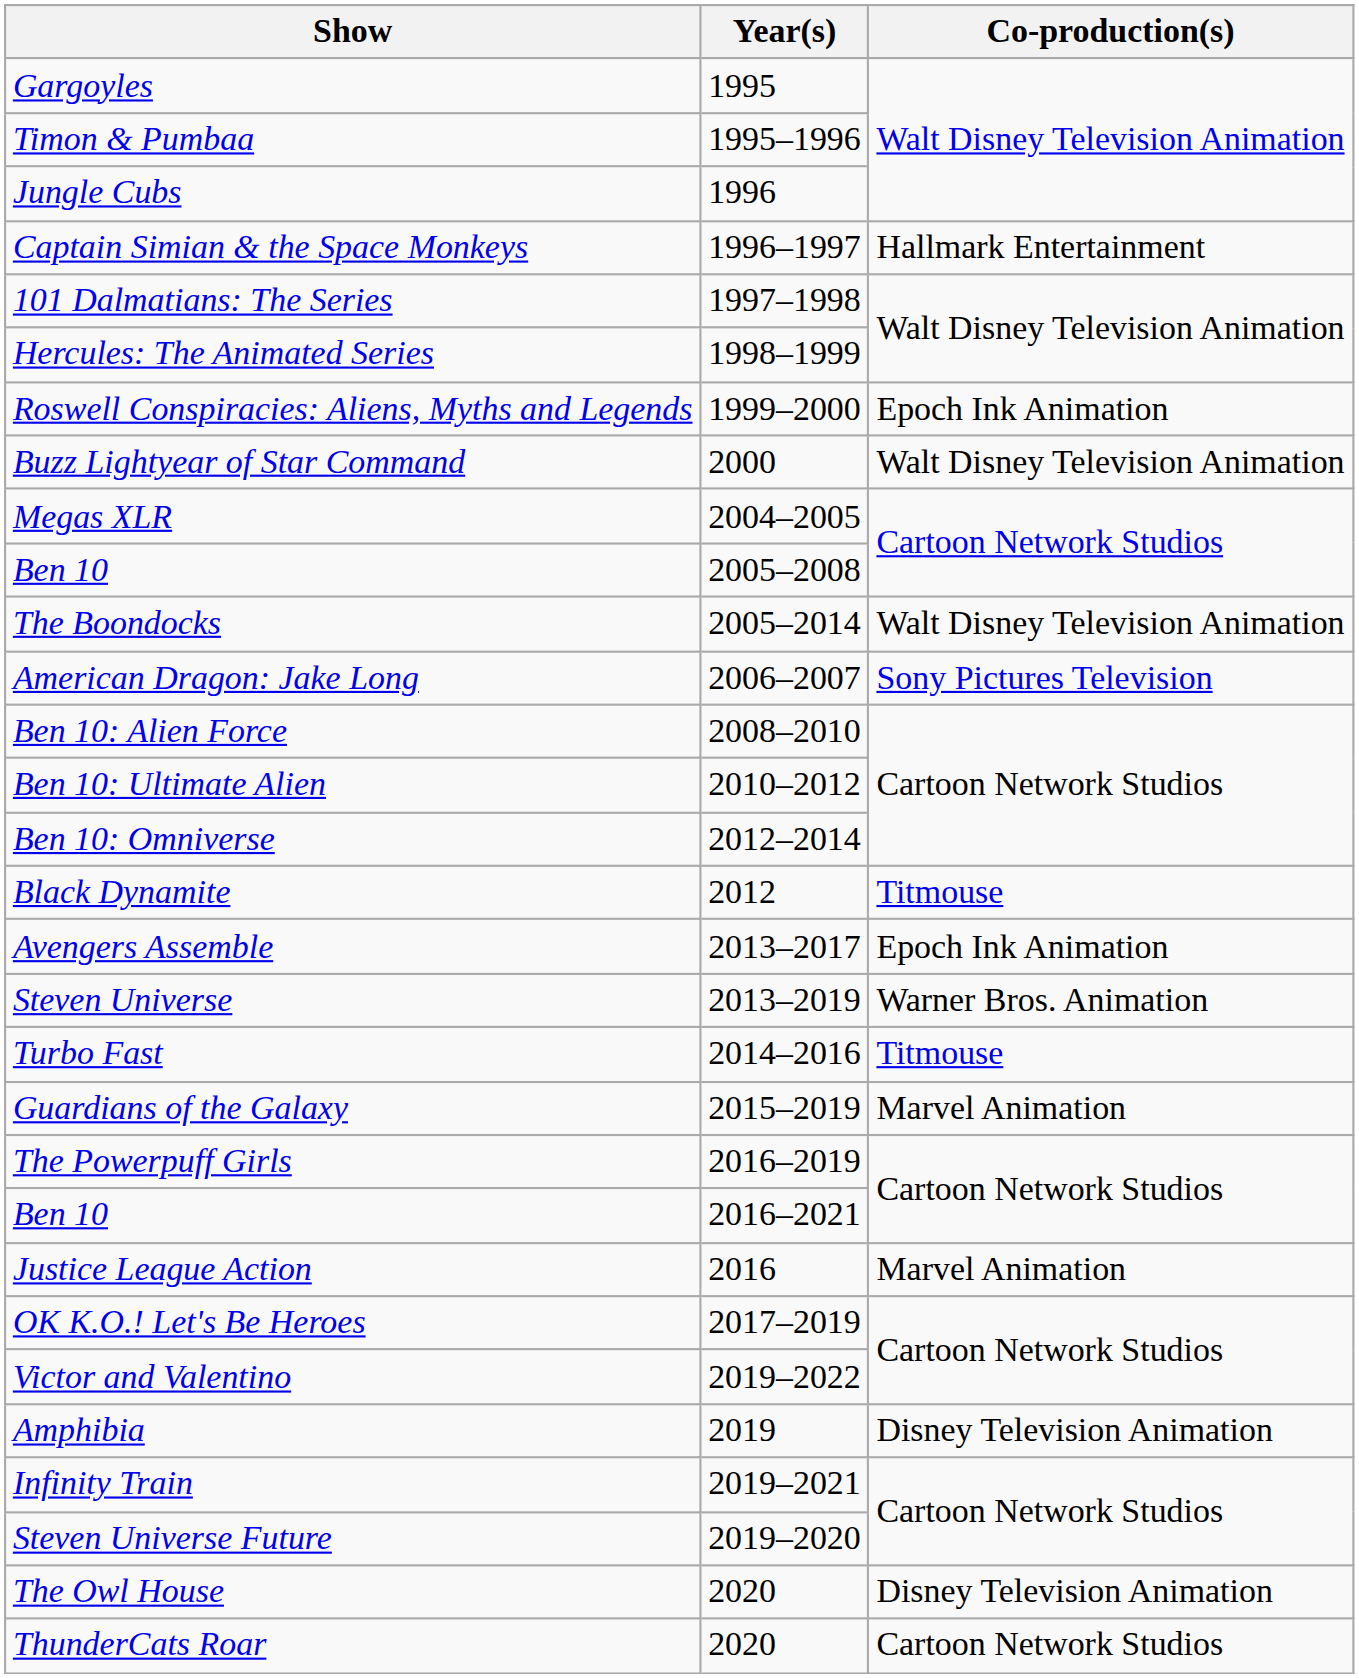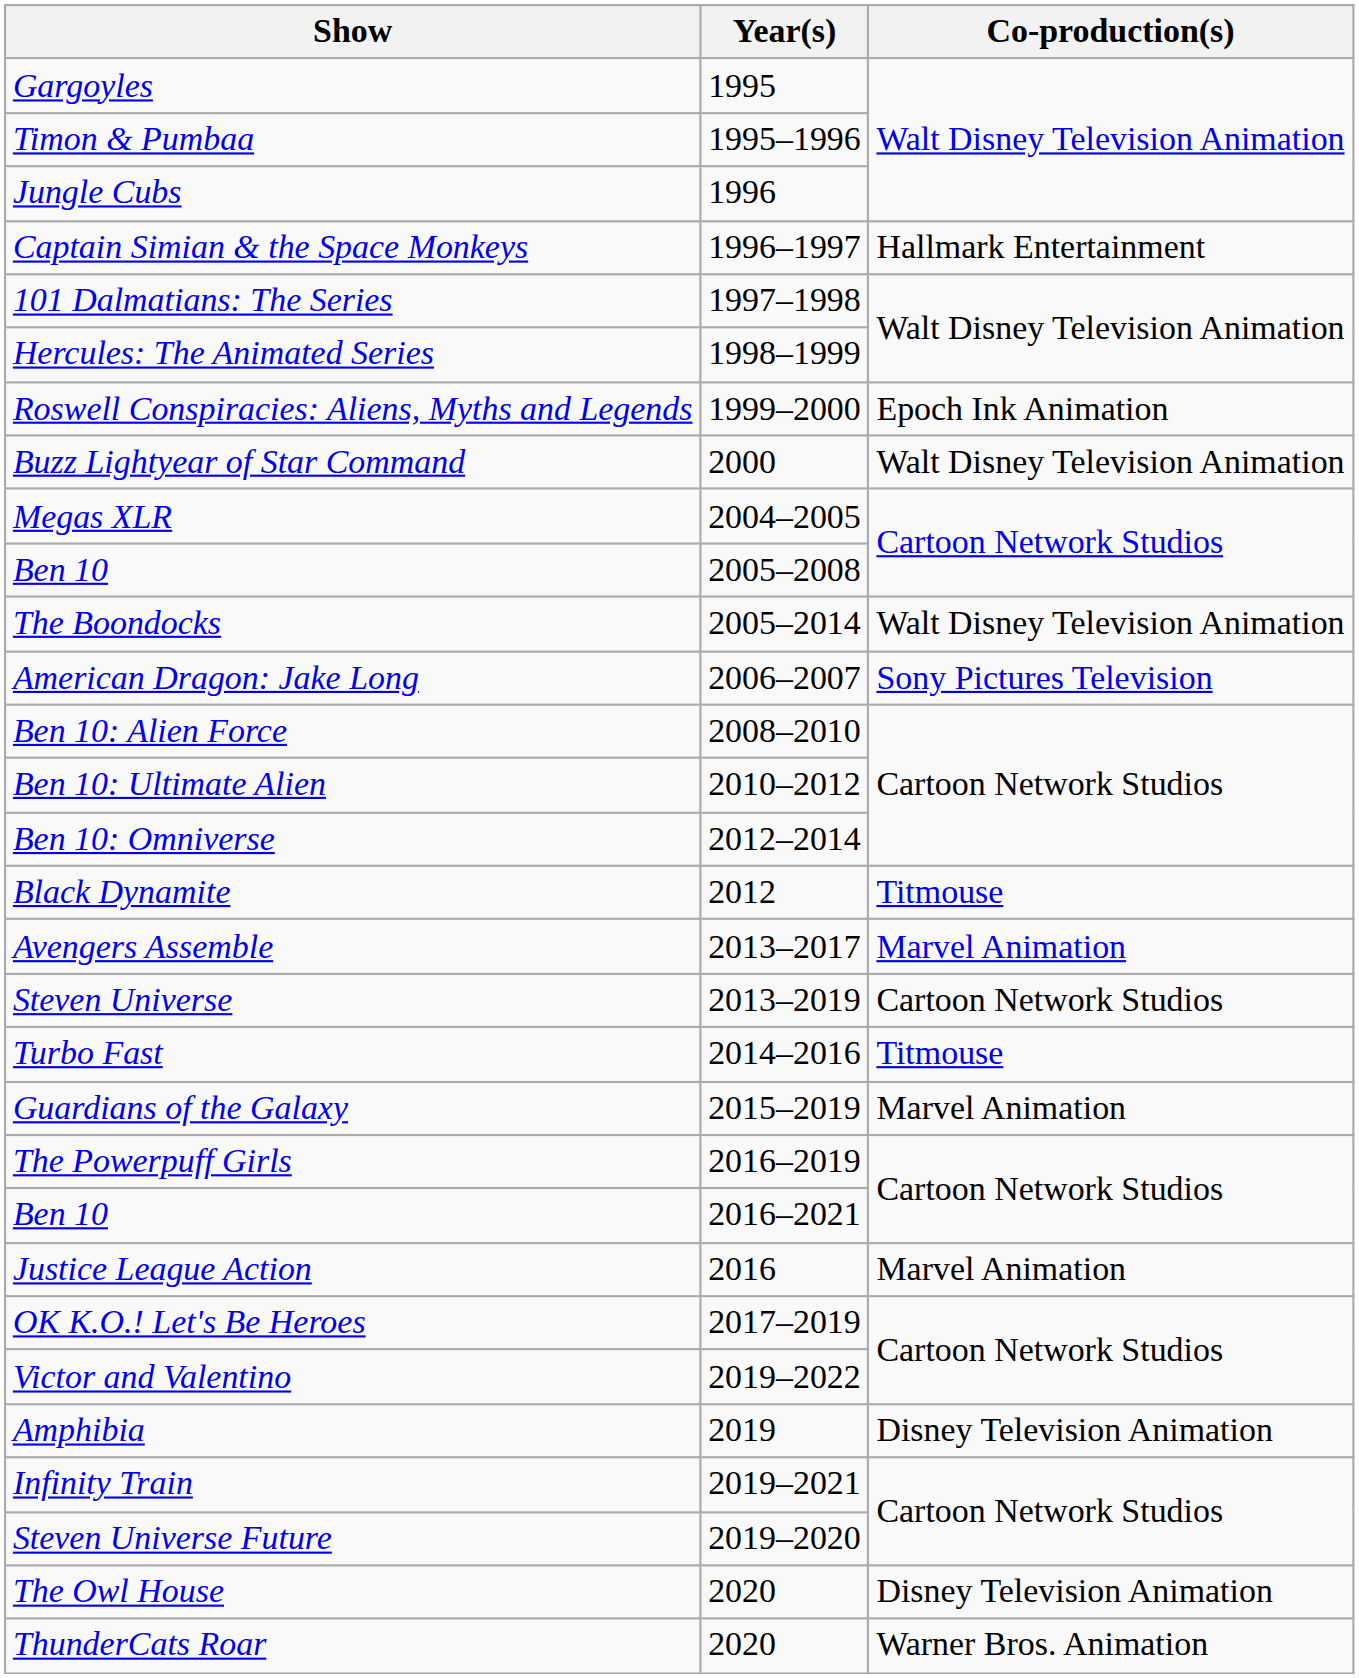(1022, 945) Epoch Ink Animation -> (1001, 945) Marvel Animation
(1042, 999) Warner Bros. Animation -> (1050, 999) Cartoon Network Studios
(1050, 1645) Cartoon Network Studios -> (1042, 1645) Warner Bros. Animation
